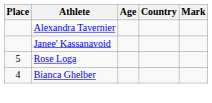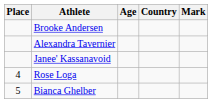+ row: (68, 28)
(18, 59) 5 -> (18, 75) 4
(18, 75) 4 -> (18, 91) 5
